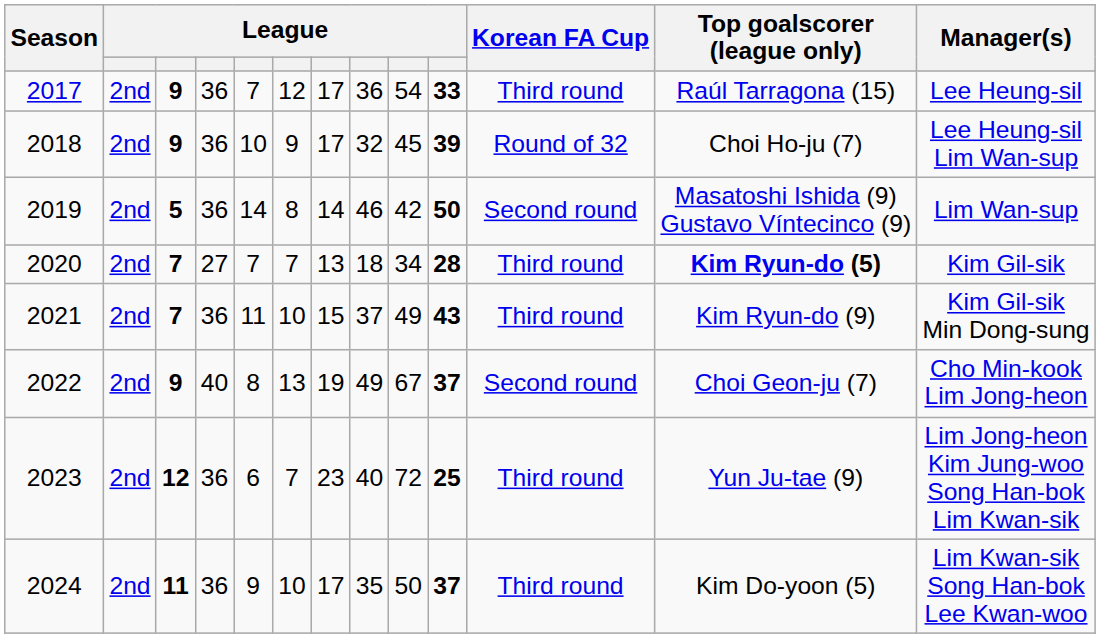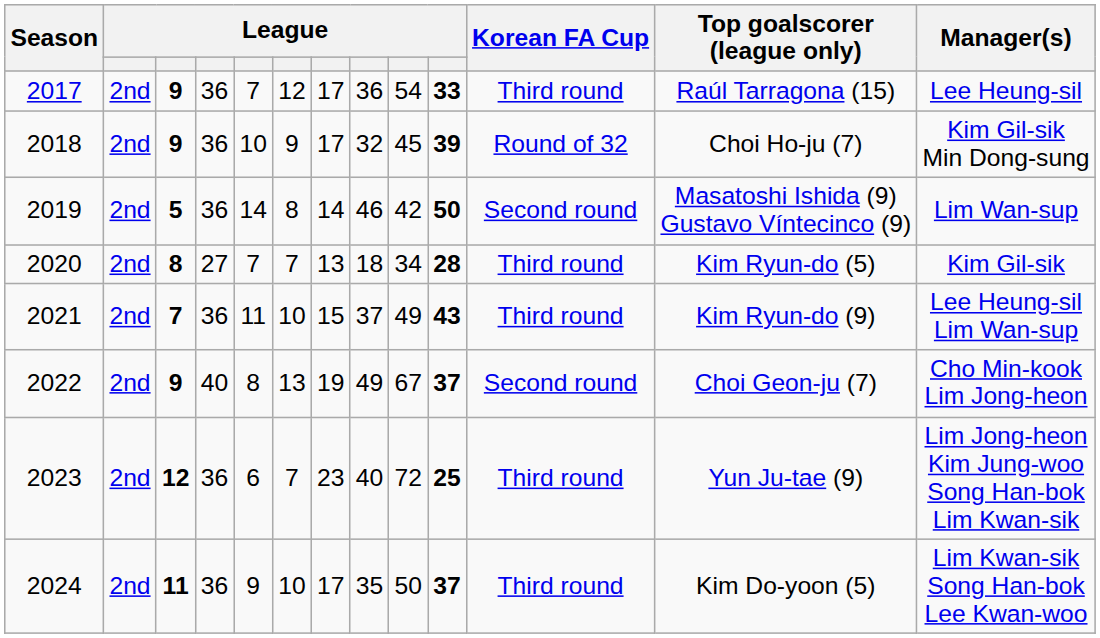(1006, 143) Lee Heung-sil Lim Wan-sup -> (1006, 143) Kim Gil-sik Min Dong-sung
(176, 263) 7 -> (176, 263) 8
(786, 263) bold -> (786, 263) normal
(1006, 316) Kim Gil-sik Min Dong-sung -> (1006, 316) Lee Heung-sil Lim Wan-sup
